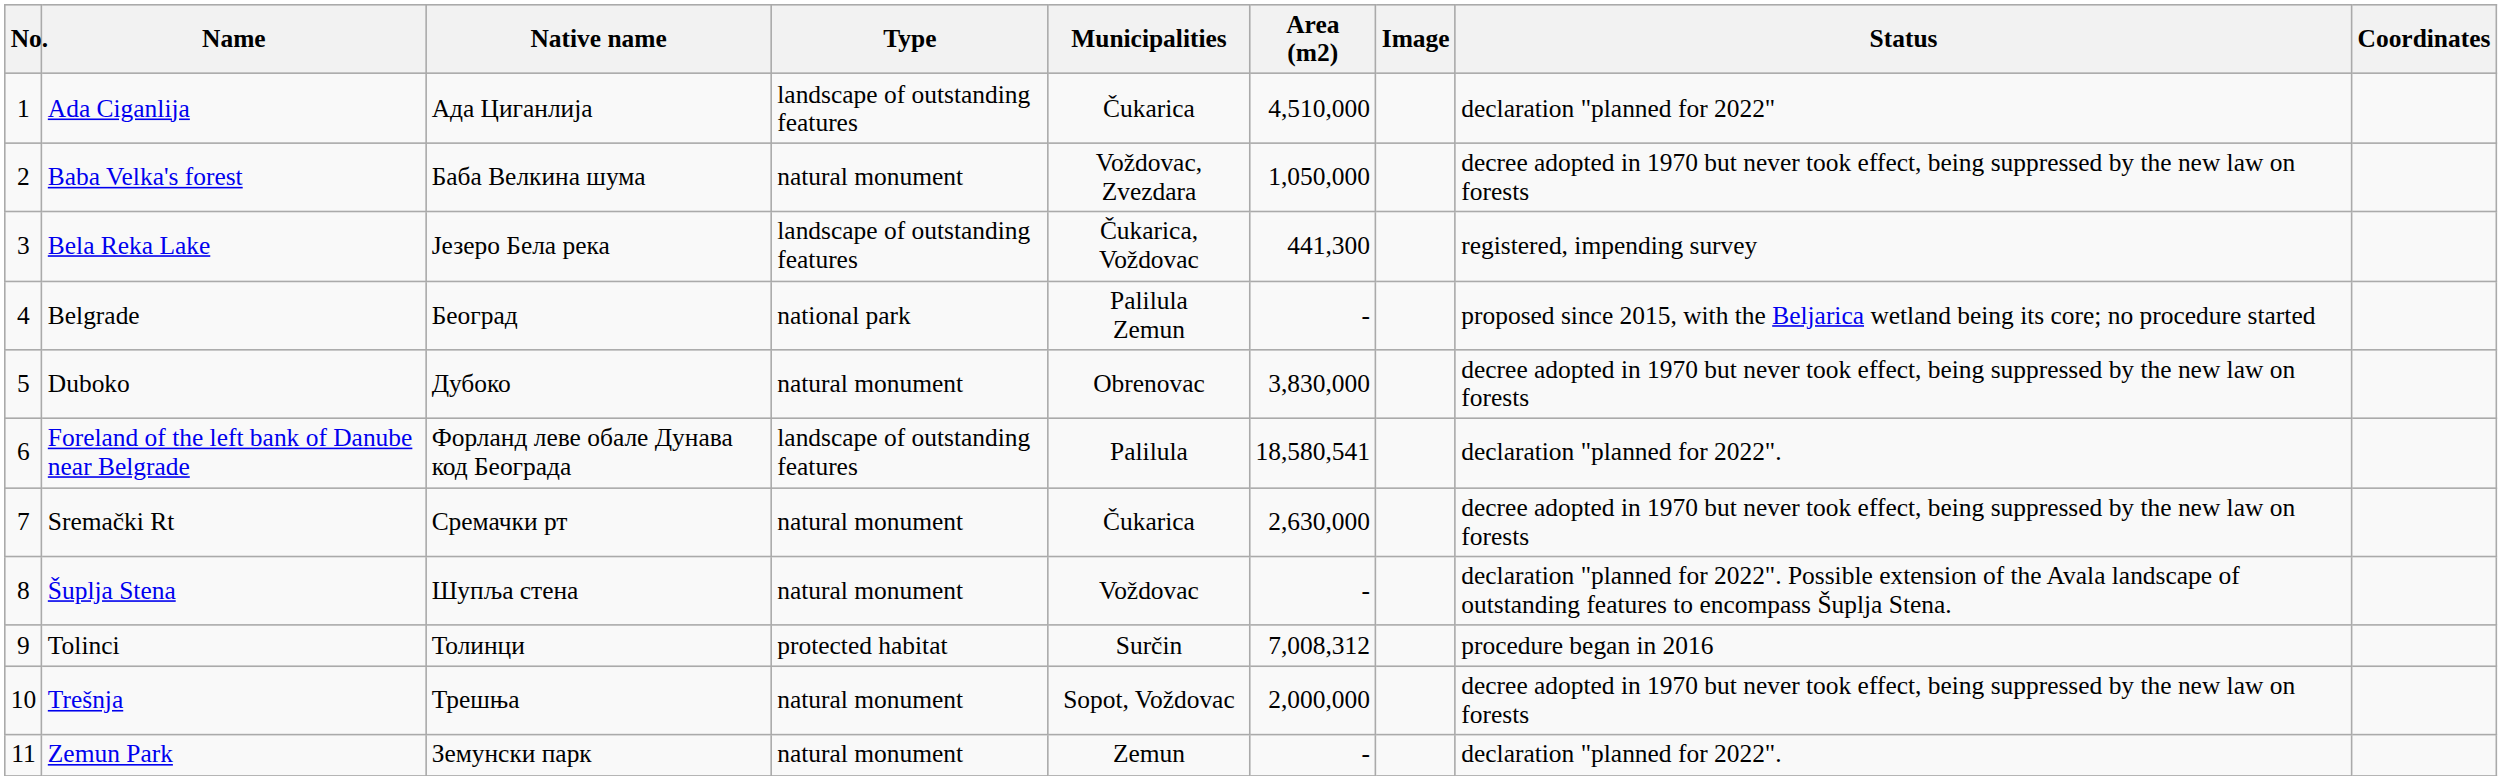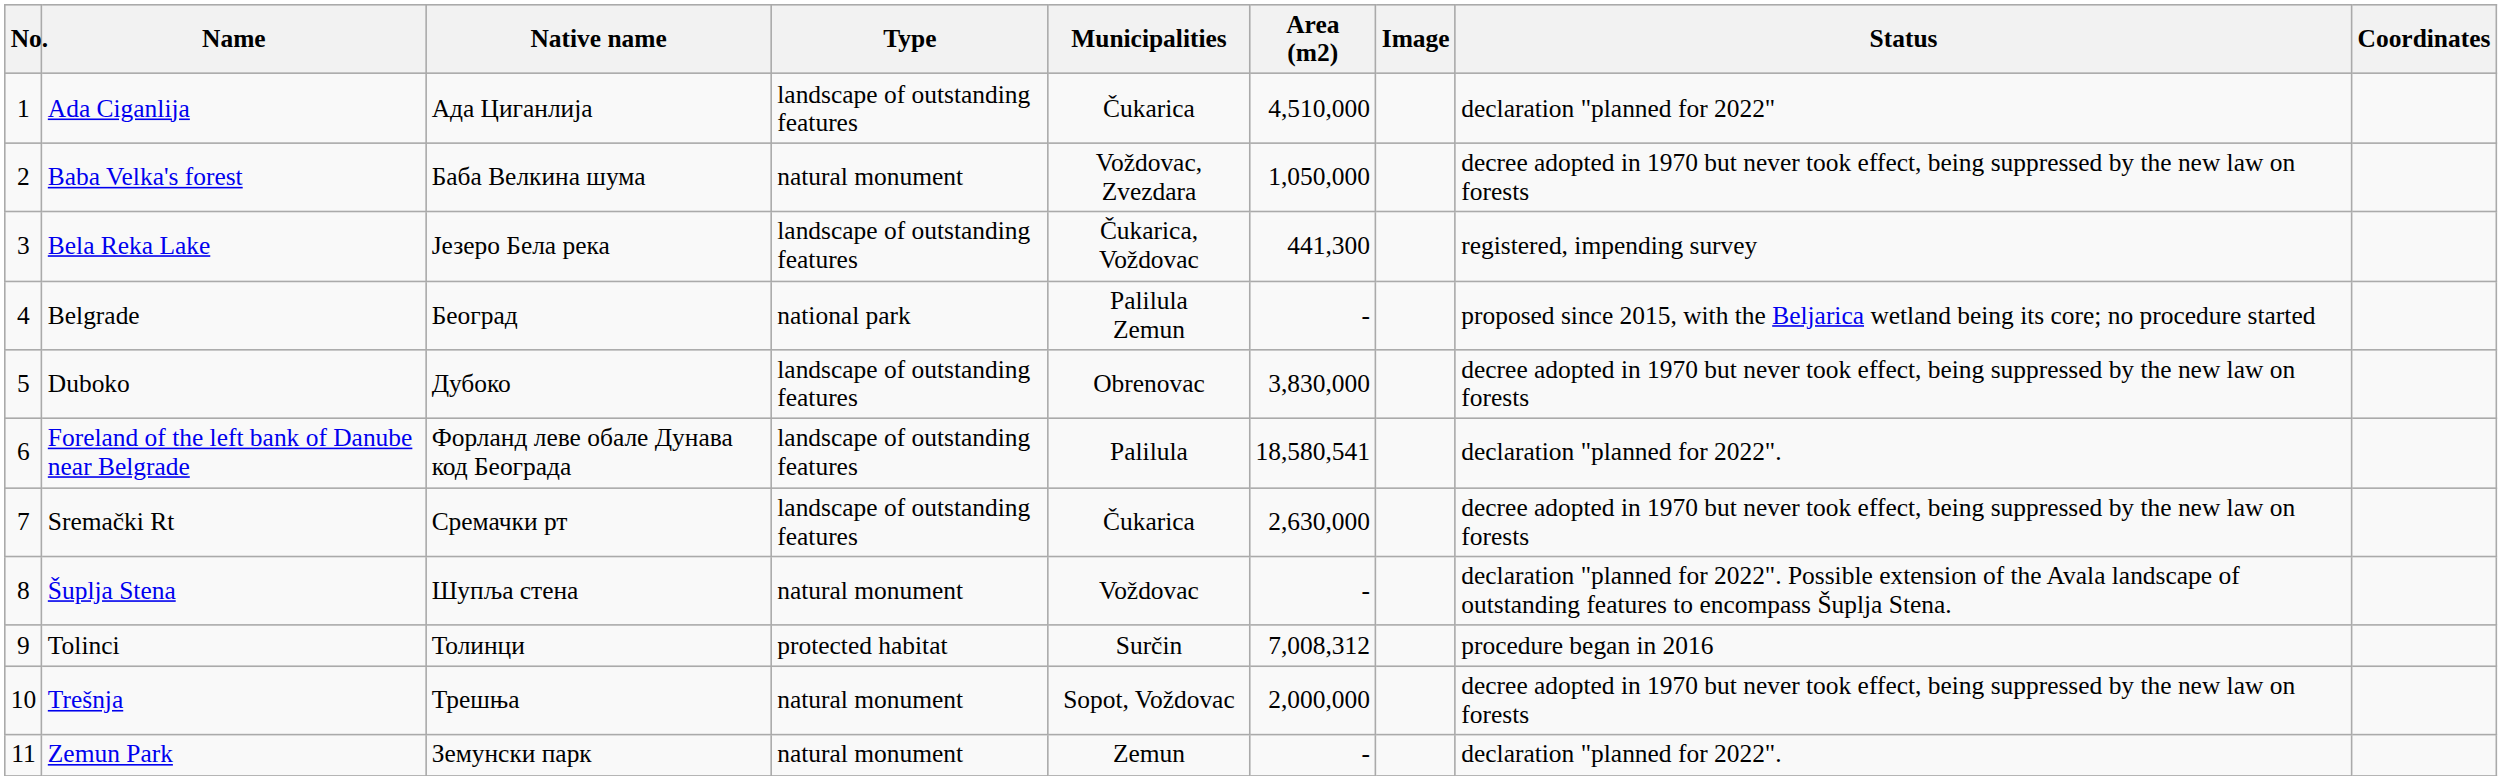(870, 383) natural monument -> (904, 383) landscape of outstanding features
(870, 521) natural monument -> (904, 521) landscape of outstanding features
